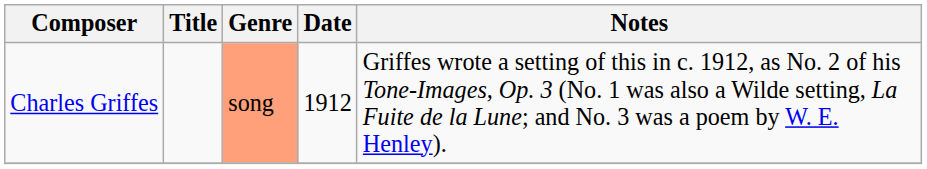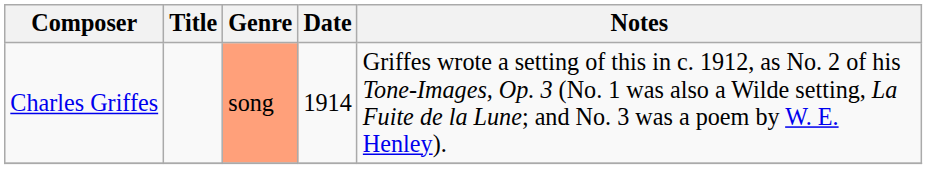(328, 102) 1912 -> (328, 102) 1914
